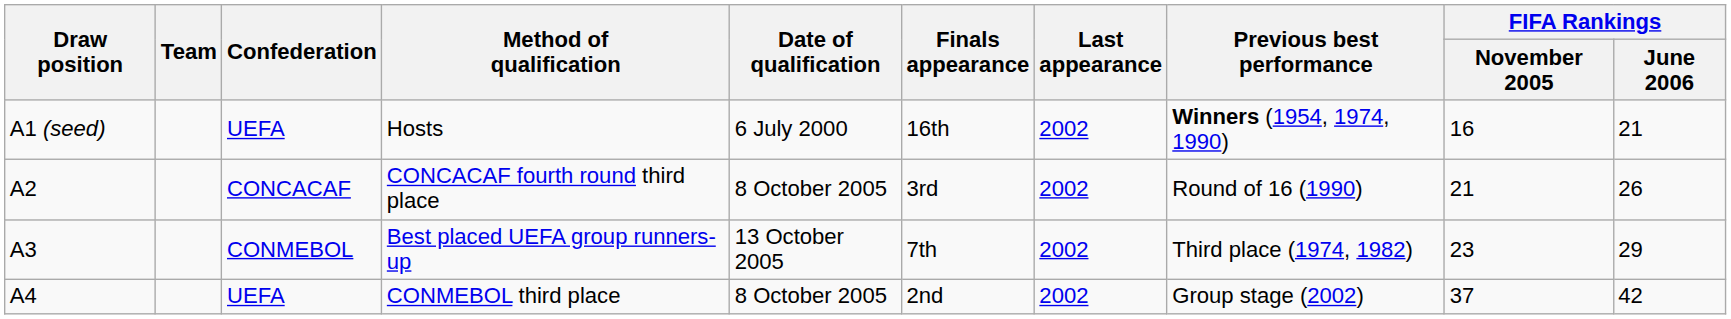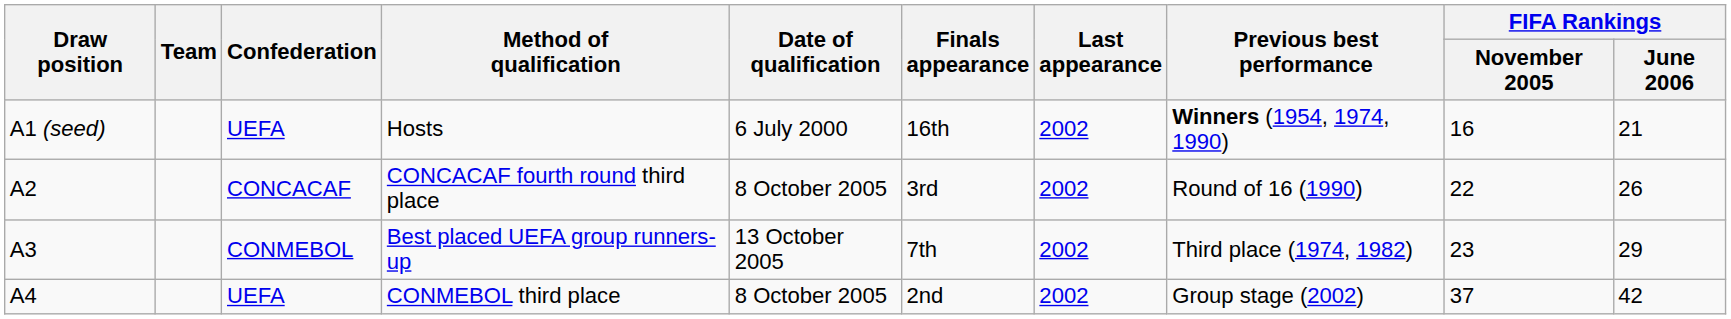(1462, 189) 21 -> (1462, 189) 22
